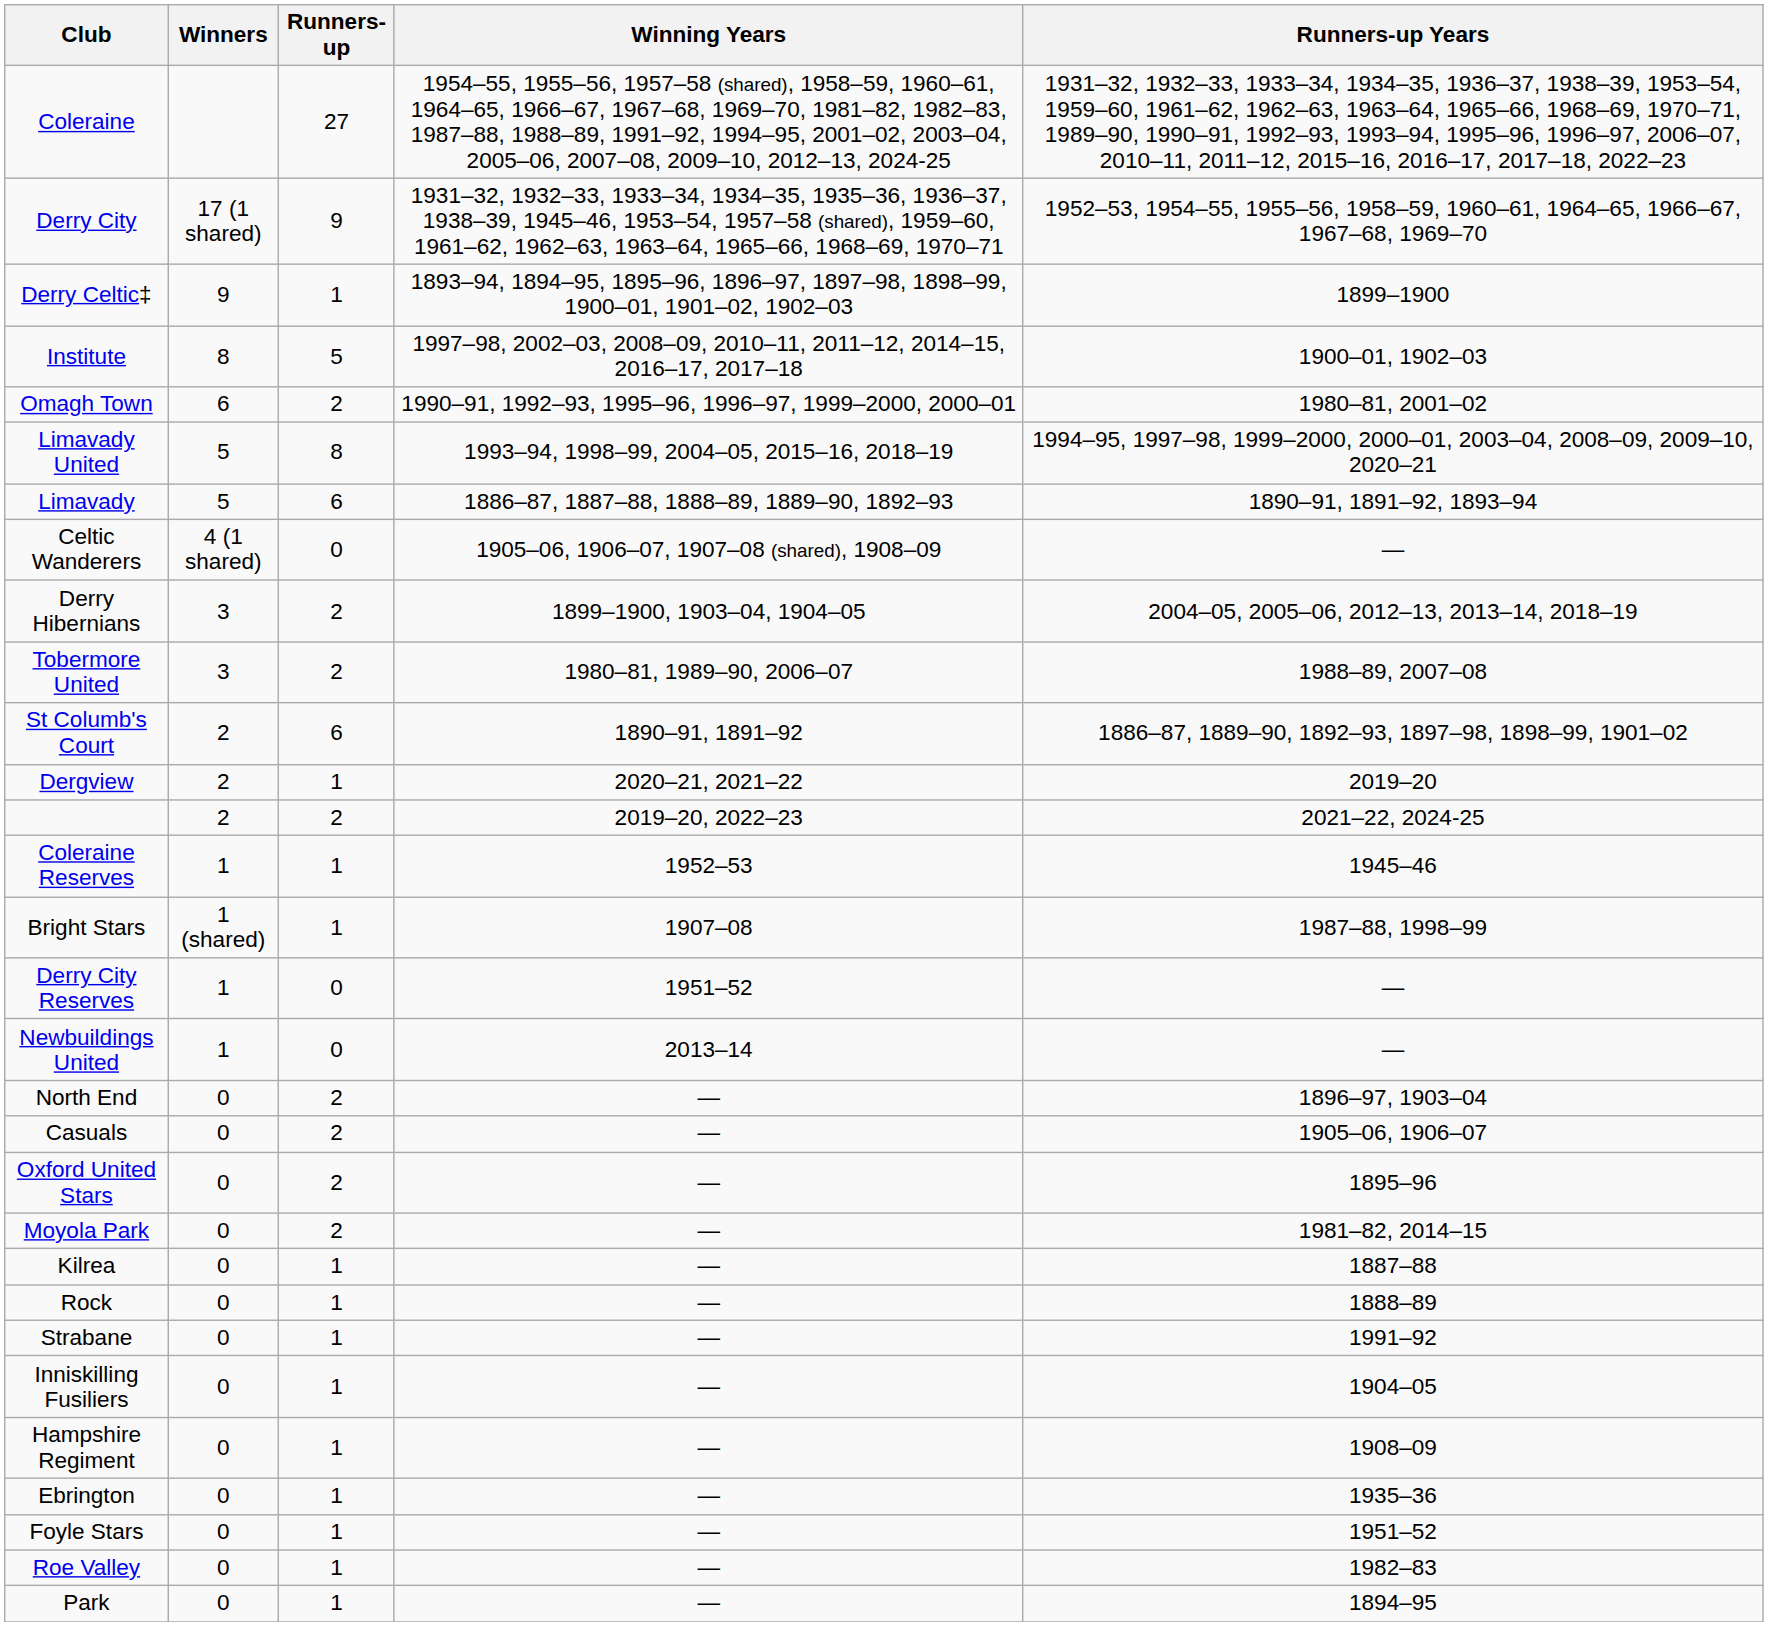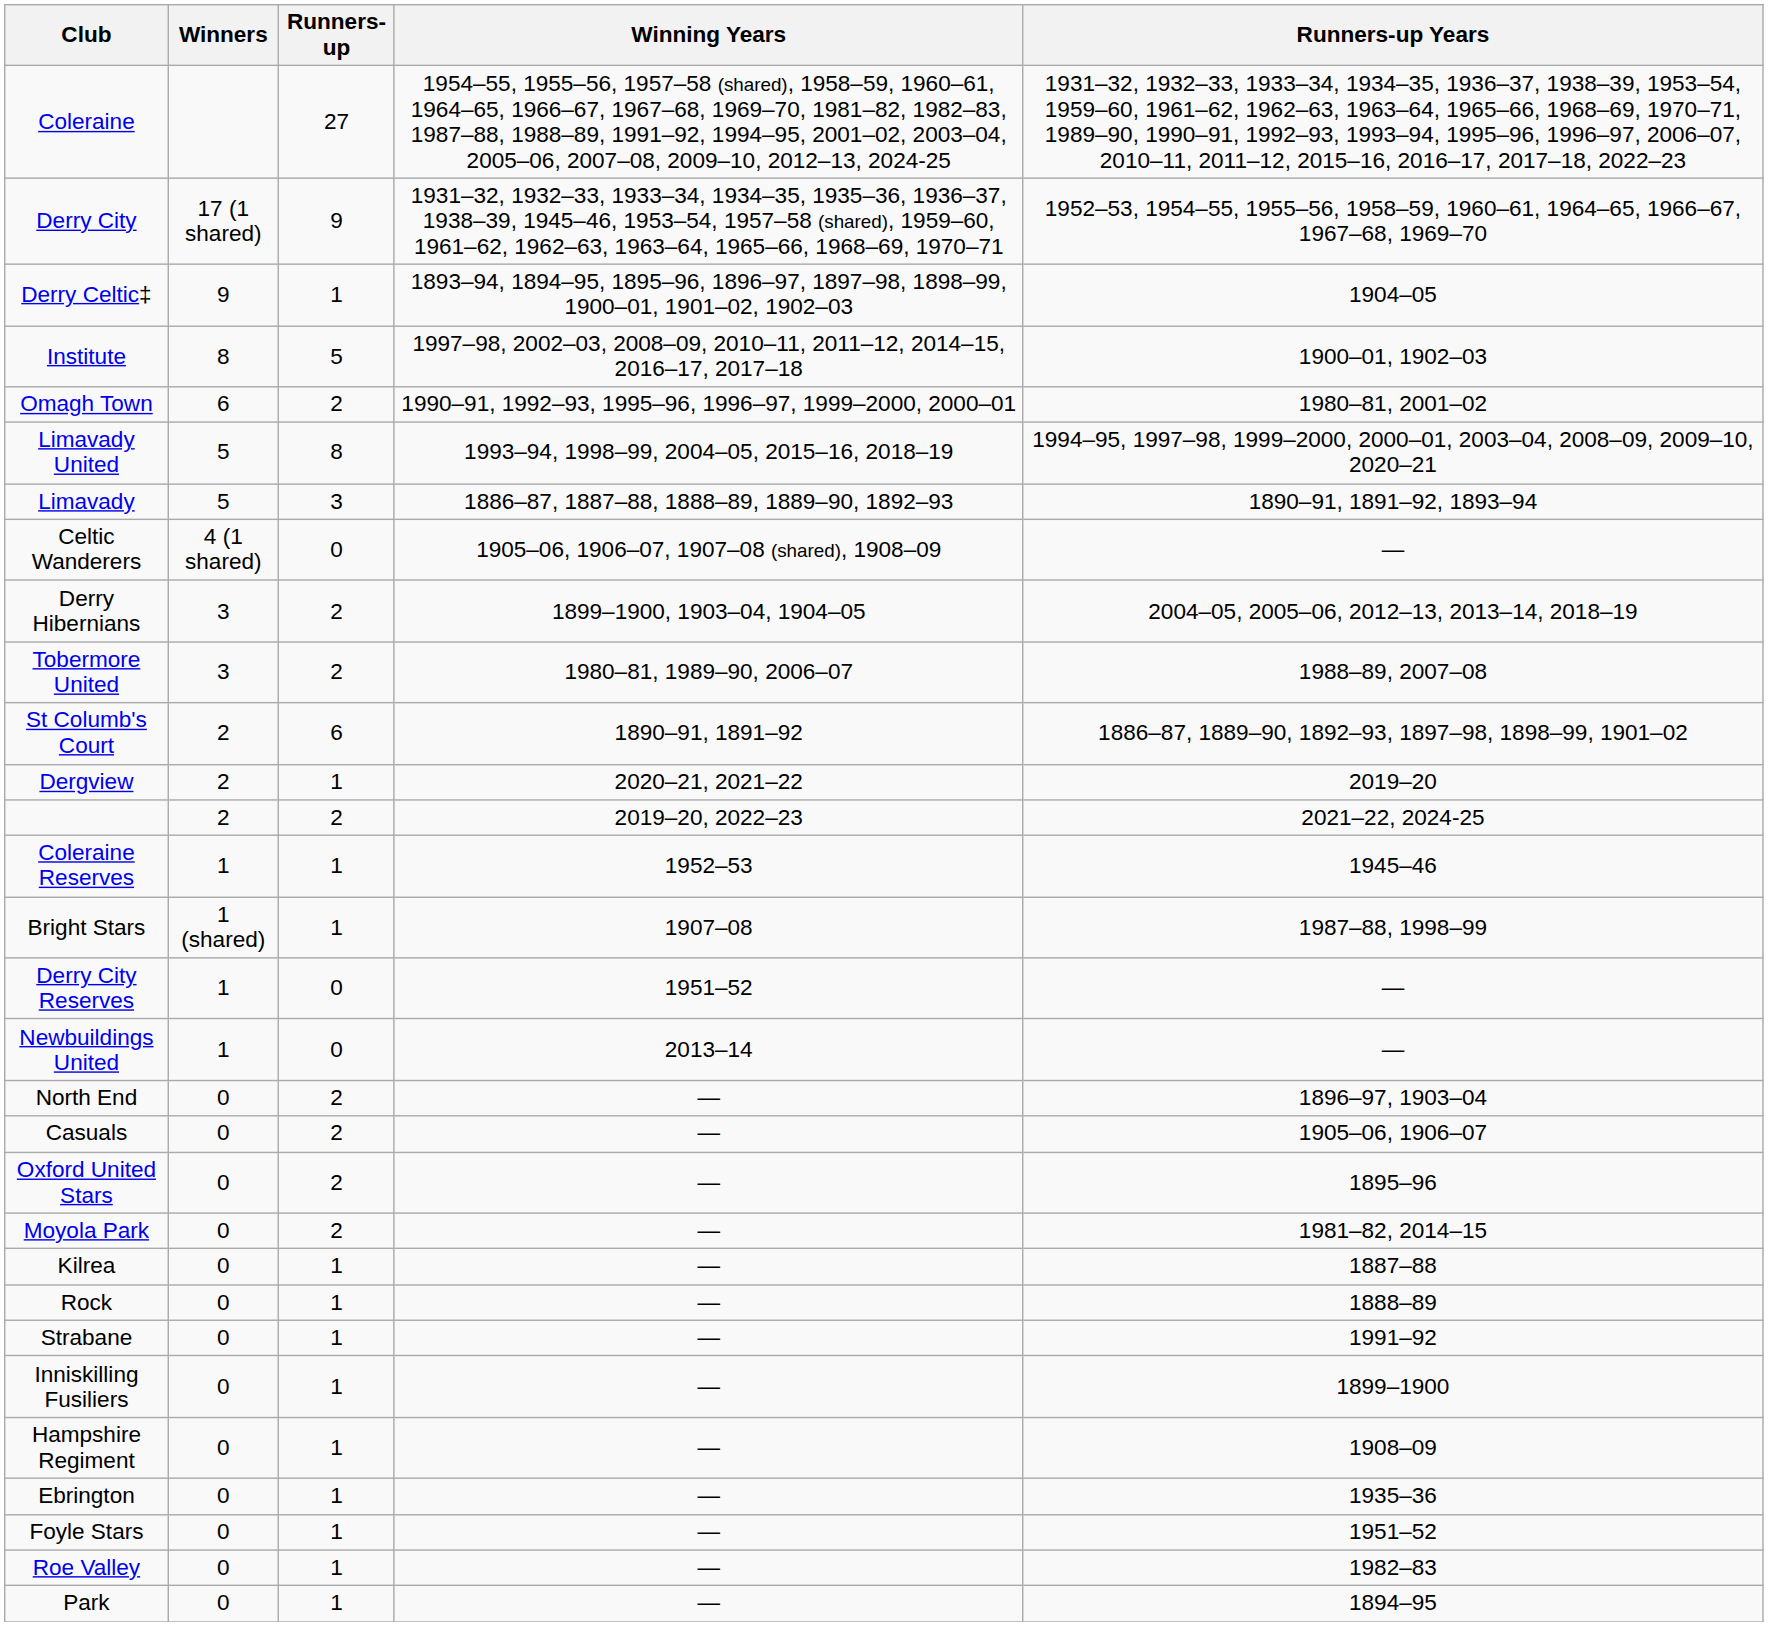(1393, 294) 1899–1900 -> (1393, 294) 1904–05
(336, 501) 6 -> (336, 501) 3
(1393, 1386) 1904–05 -> (1393, 1386) 1899–1900
